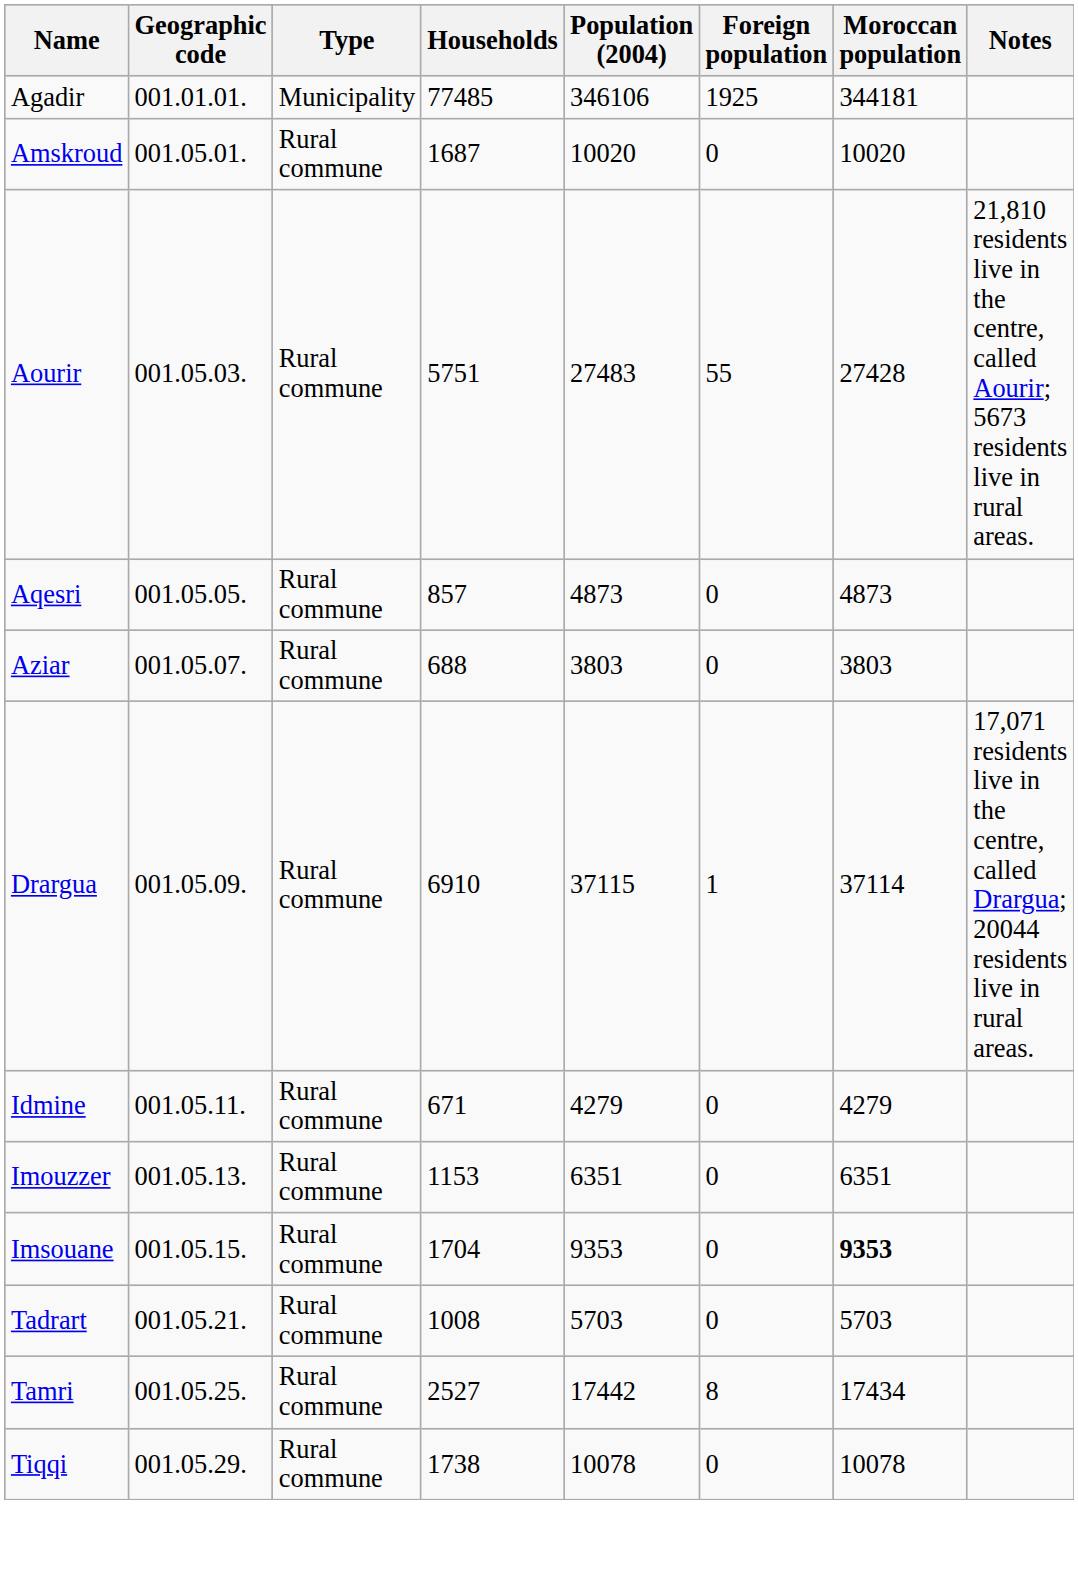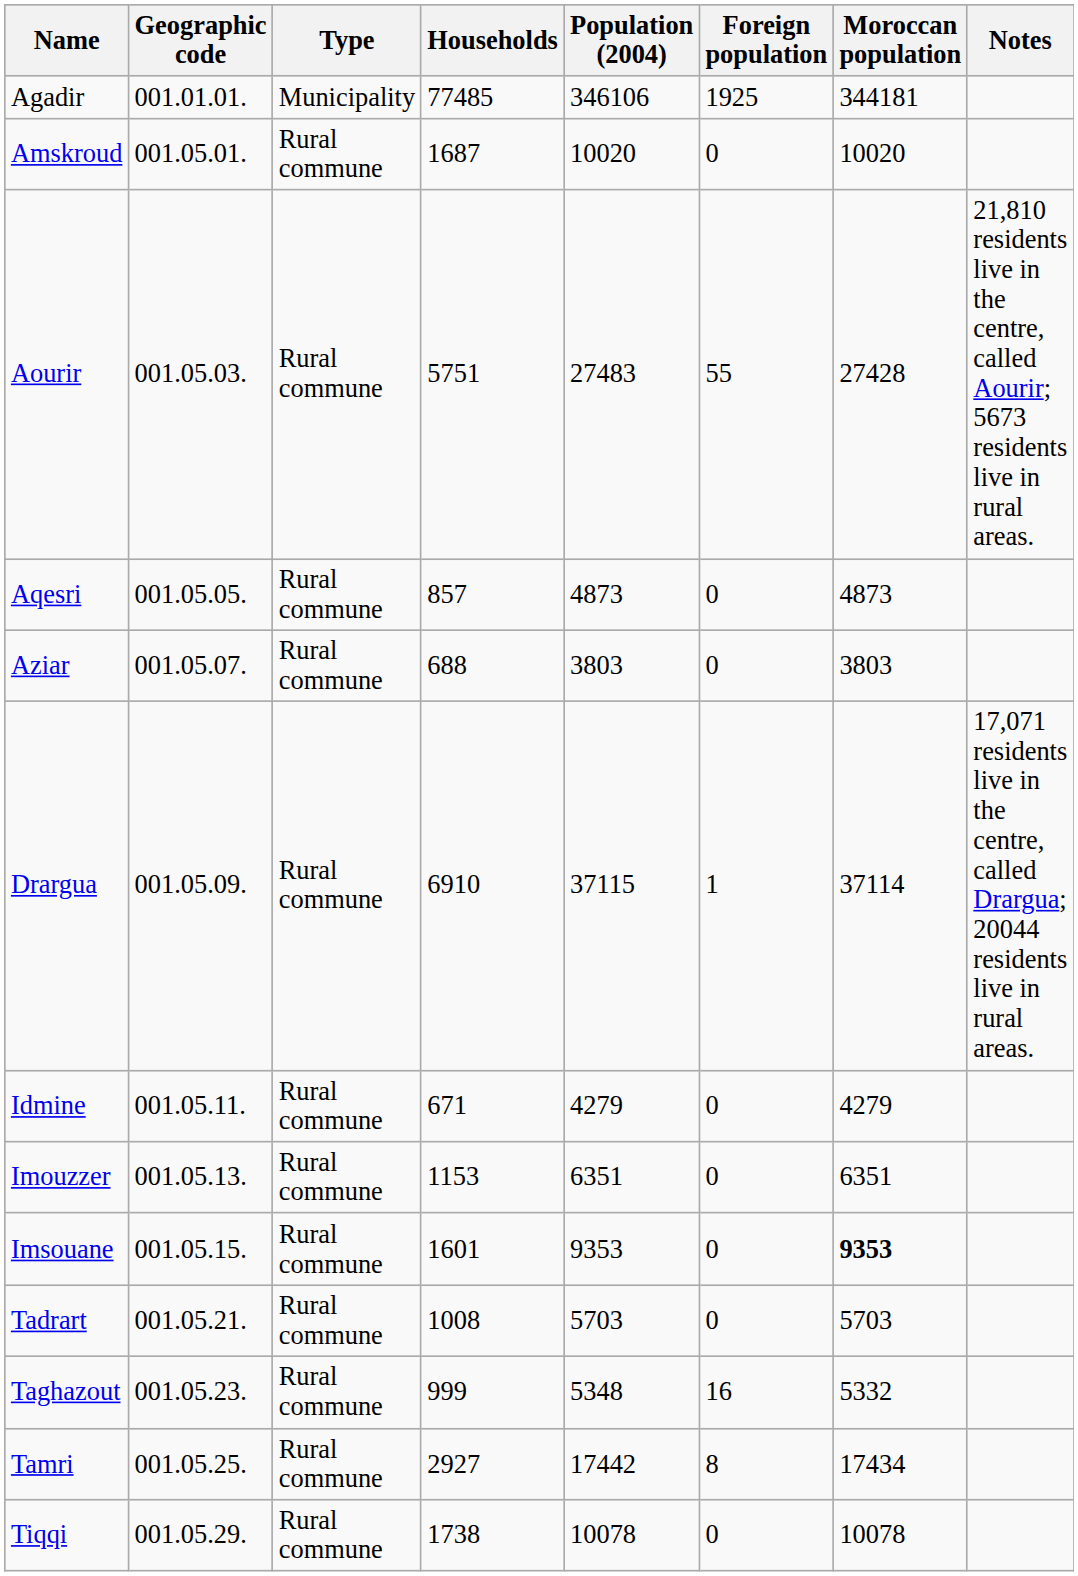(454, 1248) 1704 -> (454, 1248) 1601
+ row: (66, 1391)
(454, 1391) 2527 -> (454, 1463) 2927
